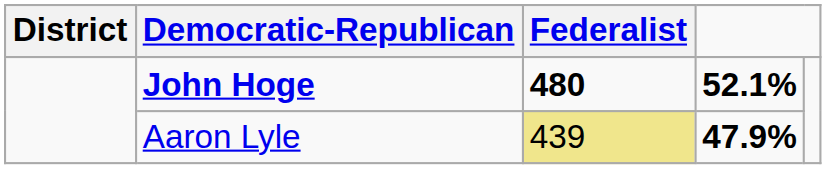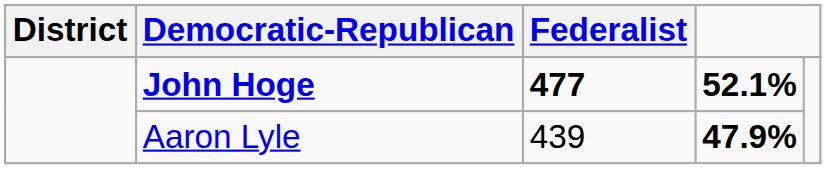(558, 83) 480 -> (558, 83) 477
(558, 136) khaki background -> (558, 136) no background
